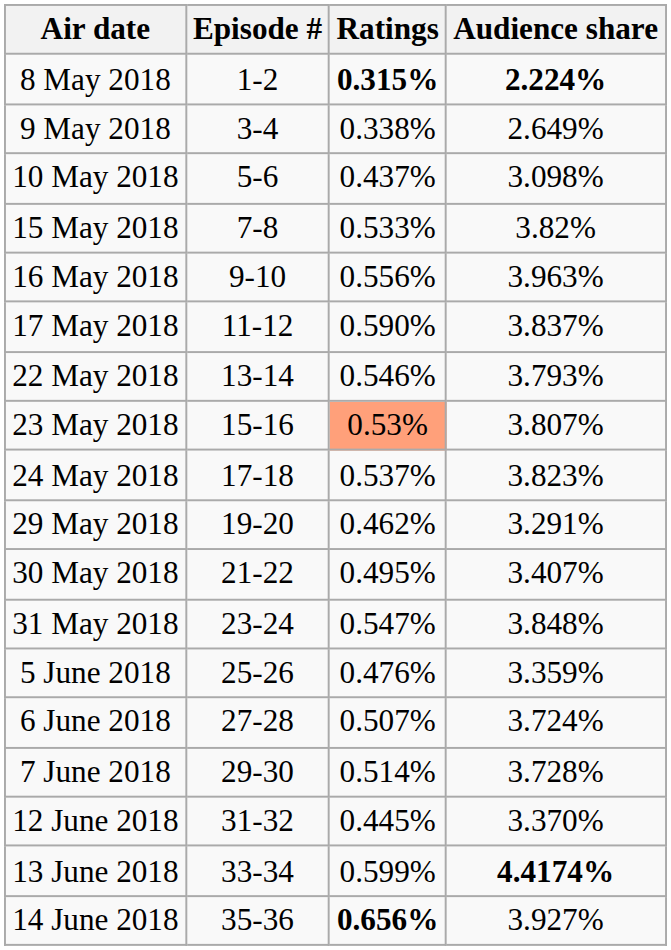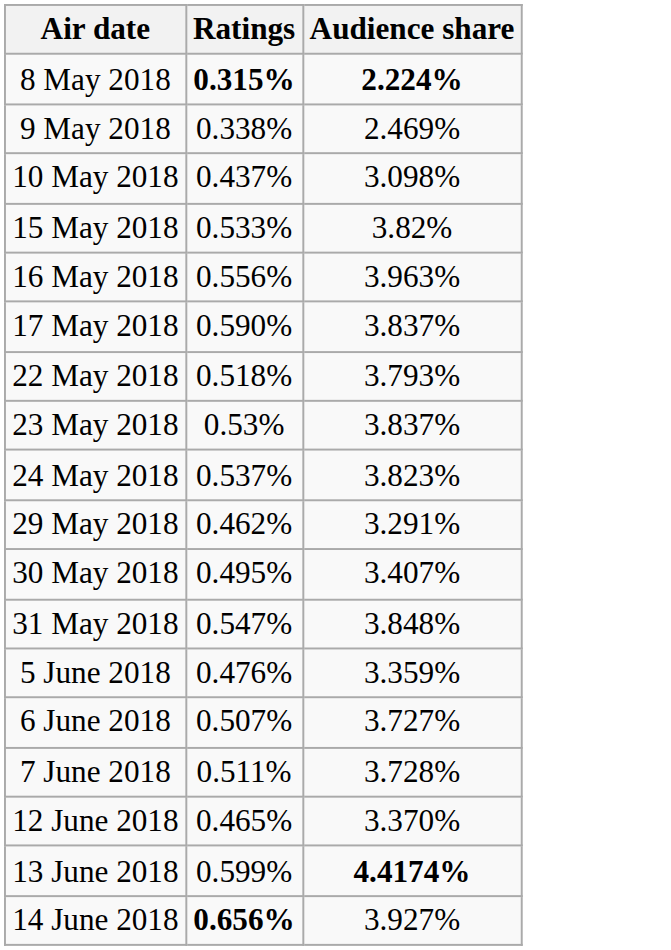- column: (258, 29)
(556, 128) 2.649% -> (412, 128) 2.469%
(388, 375) 0.546% -> (244, 375) 0.518%
(388, 425) lightsalmon background -> (244, 425) no background
(556, 425) 3.807% -> (412, 425) 3.837%
(556, 721) 3.724% -> (412, 721) 3.727%
(388, 771) 0.514% -> (244, 771) 0.511%
(388, 820) 0.445% -> (244, 820) 0.465%
